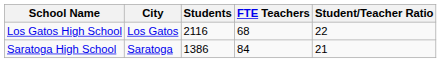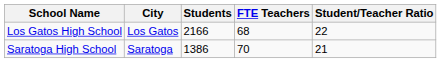(196, 31) 2116 -> (196, 31) 2166
(243, 49) 84 -> (243, 49) 70
